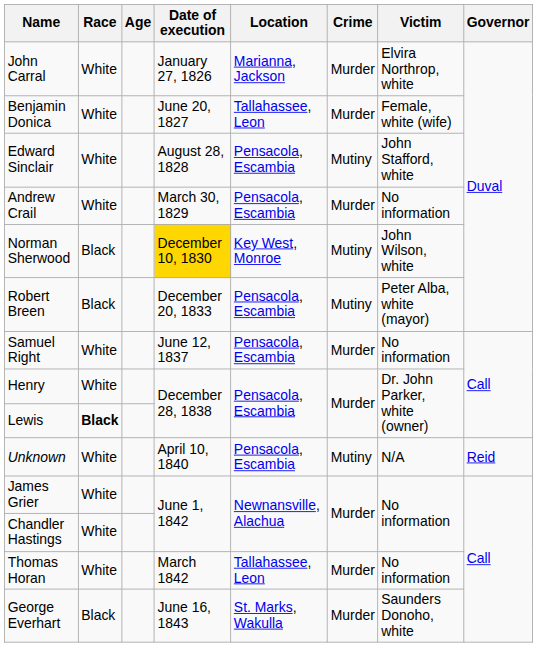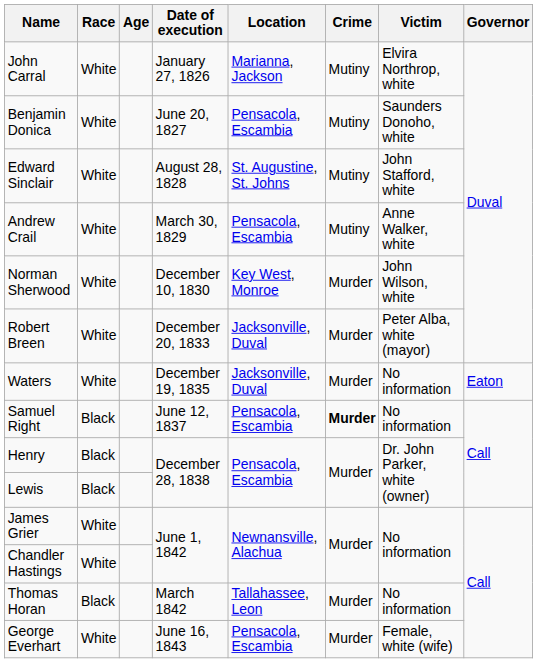(353, 68) Murder -> (349, 68) Mutiny
(273, 114) Tallahassee, Leon -> (266, 122) Pensacola, Escambia
(353, 114) Murder -> (349, 122) Mutiny
(416, 114) Female, white (wife) -> (412, 122) Saunders Donoho, white
(268, 160) Pensacola, Escambia -> (274, 175) St. Augustine, St. Johns
(353, 205) Murder -> (349, 229) Mutiny
(416, 205) No information -> (405, 229) Anne Walker, white
(98, 251) Black -> (99, 282) White
(190, 251) gold background -> (188, 282) no background
(351, 251) Mutiny -> (351, 282) Murder
(98, 304) Black -> (99, 335) White
(268, 304) Pensacola, Escambia -> (271, 335) Jacksonville, Duval
(351, 304) Mutiny -> (351, 335) Murder
+ row: (29, 381)
(99, 350) White -> (98, 419) Black
(353, 350) normal -> (352, 419) bold
(99, 386) White -> (98, 455) Black
(100, 420) bold -> (98, 489) normal
- row: (37, 456)
(99, 570) White -> (98, 601) Black
(98, 615) Black -> (99, 639) White
(265, 615) St. Marks, Wakulla -> (266, 639) Pensacola, Escambia
(411, 615) Saunders Donoho, white -> (417, 639) Female, white (wife)
